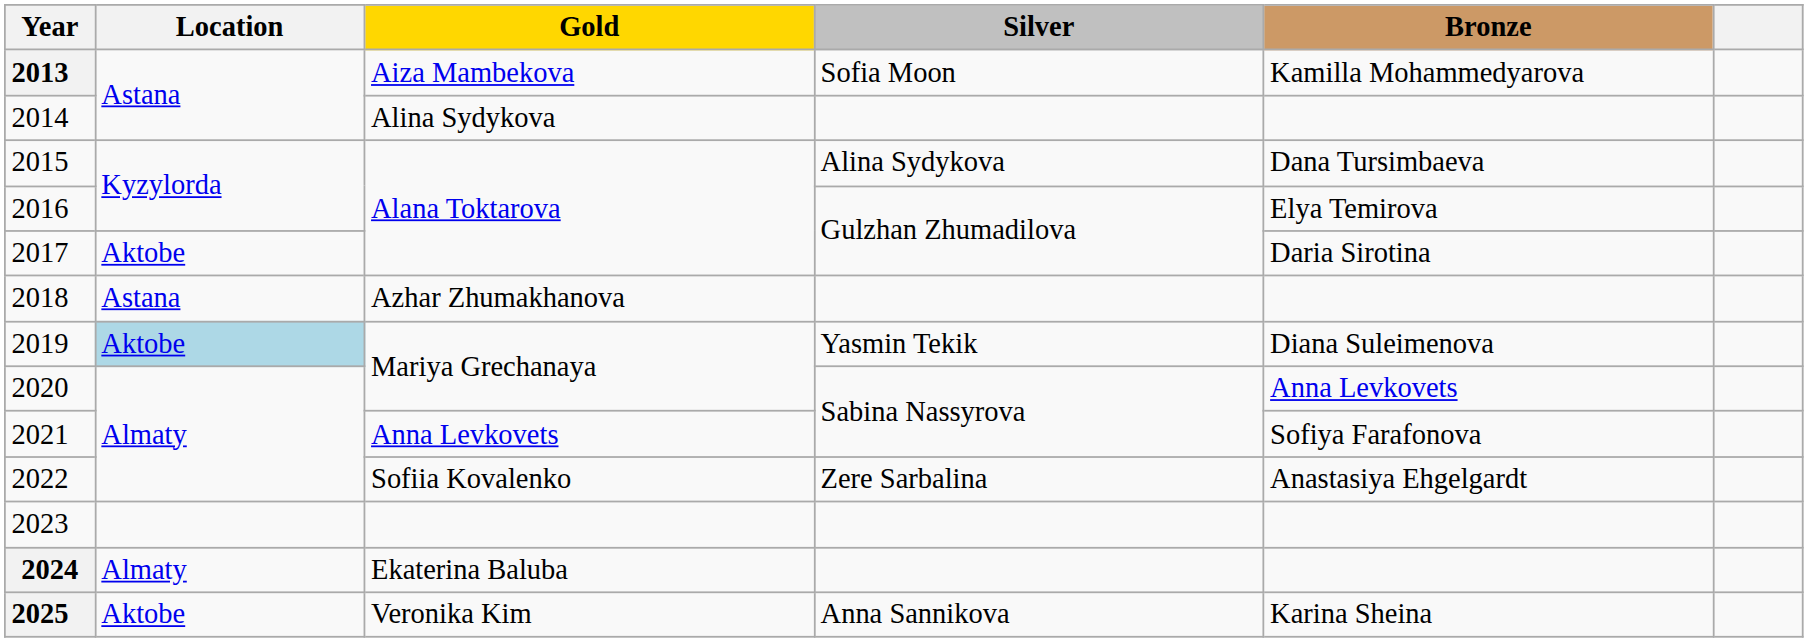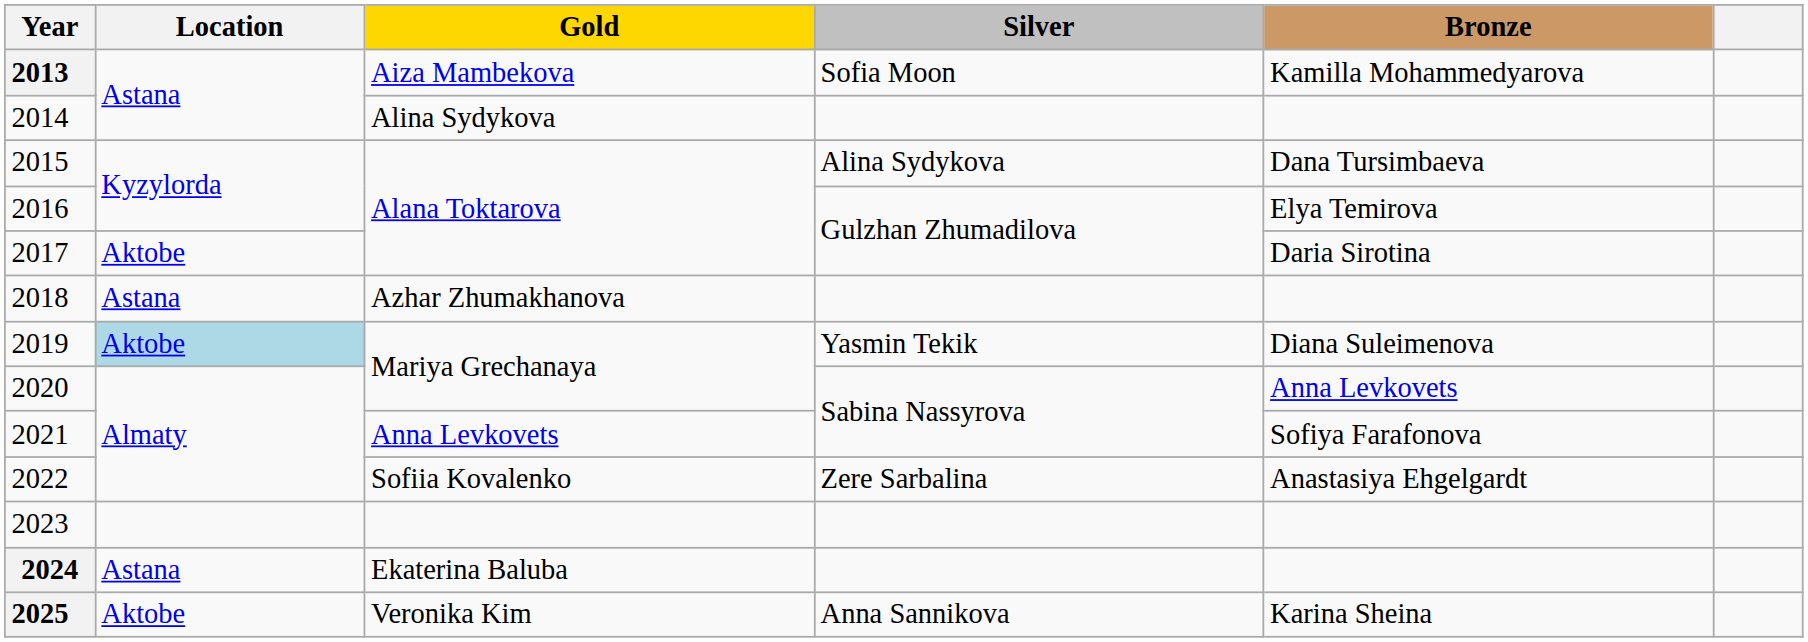(144, 569) Almaty -> (141, 569) Astana
